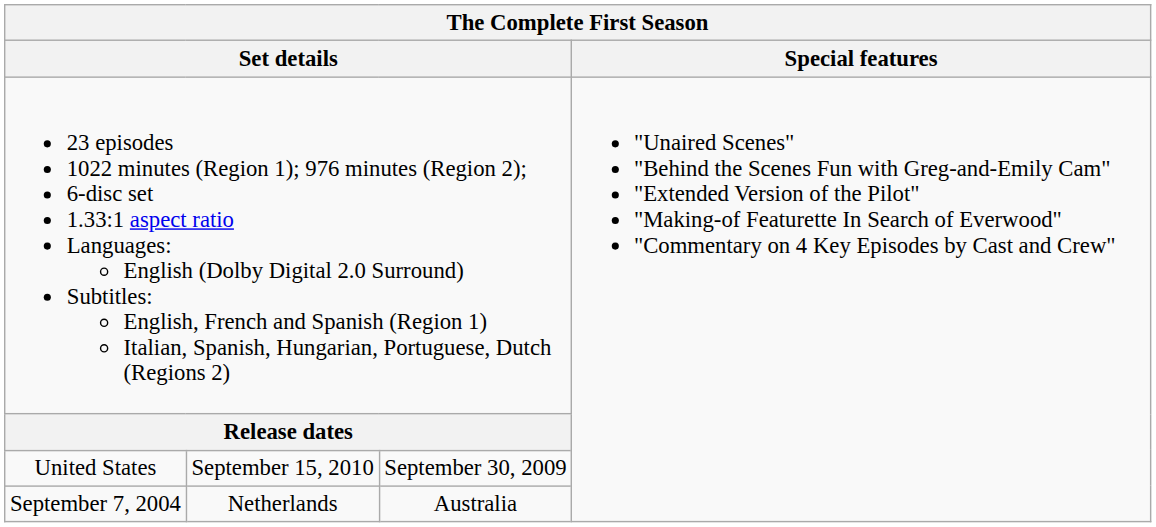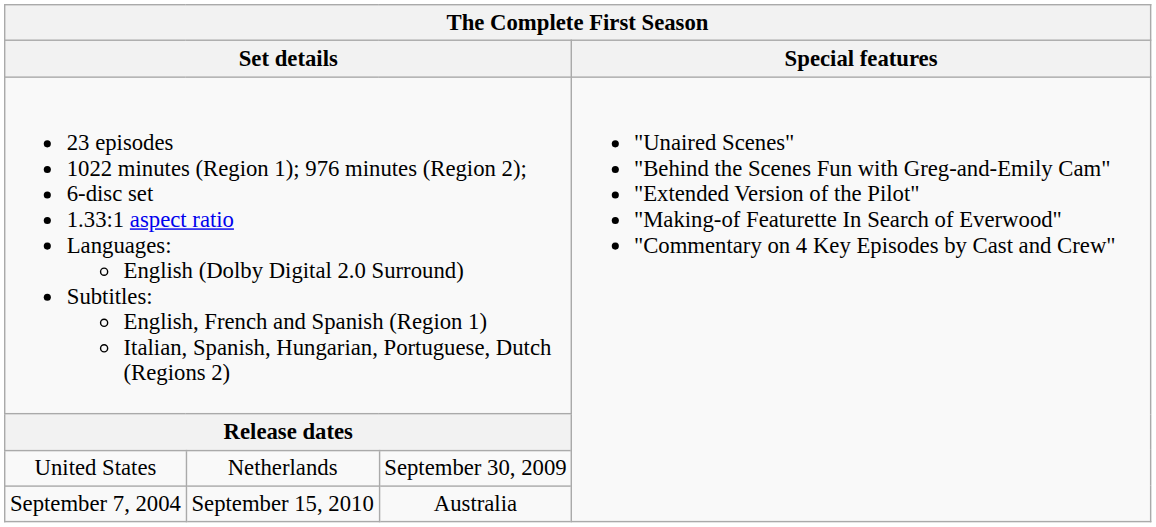(283, 467) September 15, 2010 -> (283, 467) Netherlands
(283, 503) Netherlands -> (283, 503) September 15, 2010
